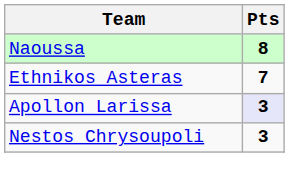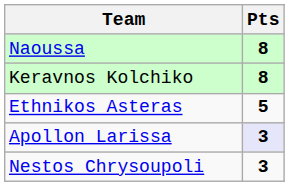+ row: (101, 78)
(263, 78) 7 -> (263, 108) 5
